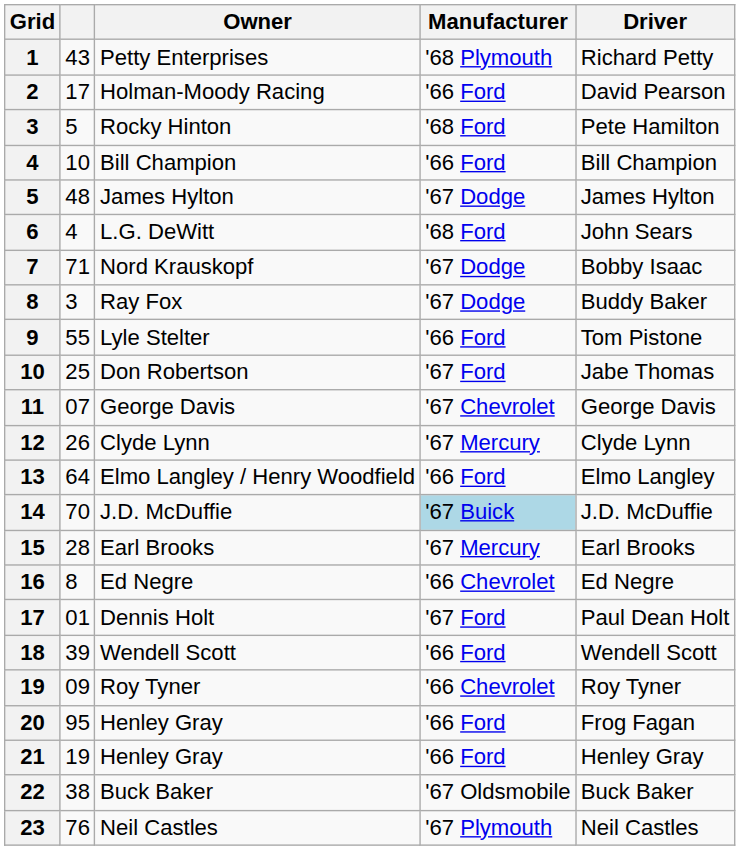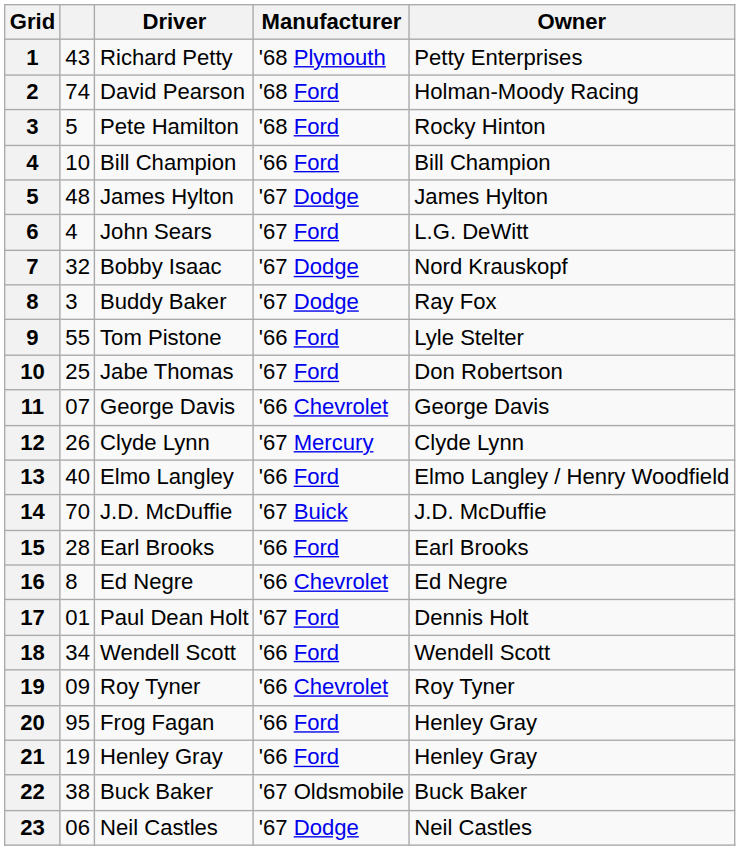columns swapped: (655, 22) <-> (258, 22)
(78, 92) 17 -> (78, 92) 74
(465, 92) '66 Ford -> (299, 92) '68 Ford
(465, 232) '68 Ford -> (299, 232) '67 Ford
(78, 267) 71 -> (78, 267) 32
(490, 407) '67 Chevrolet -> (323, 407) '66 Chevrolet
(78, 477) 64 -> (78, 477) 40
(470, 512) lightblue background -> (303, 512) no background
(483, 547) '67 Mercury -> (299, 547) '66 Ford
(78, 652) 39 -> (78, 652) 34
(78, 827) 76 -> (78, 827) 06
(489, 827) '67 Plymouth -> (309, 827) '67 Dodge
